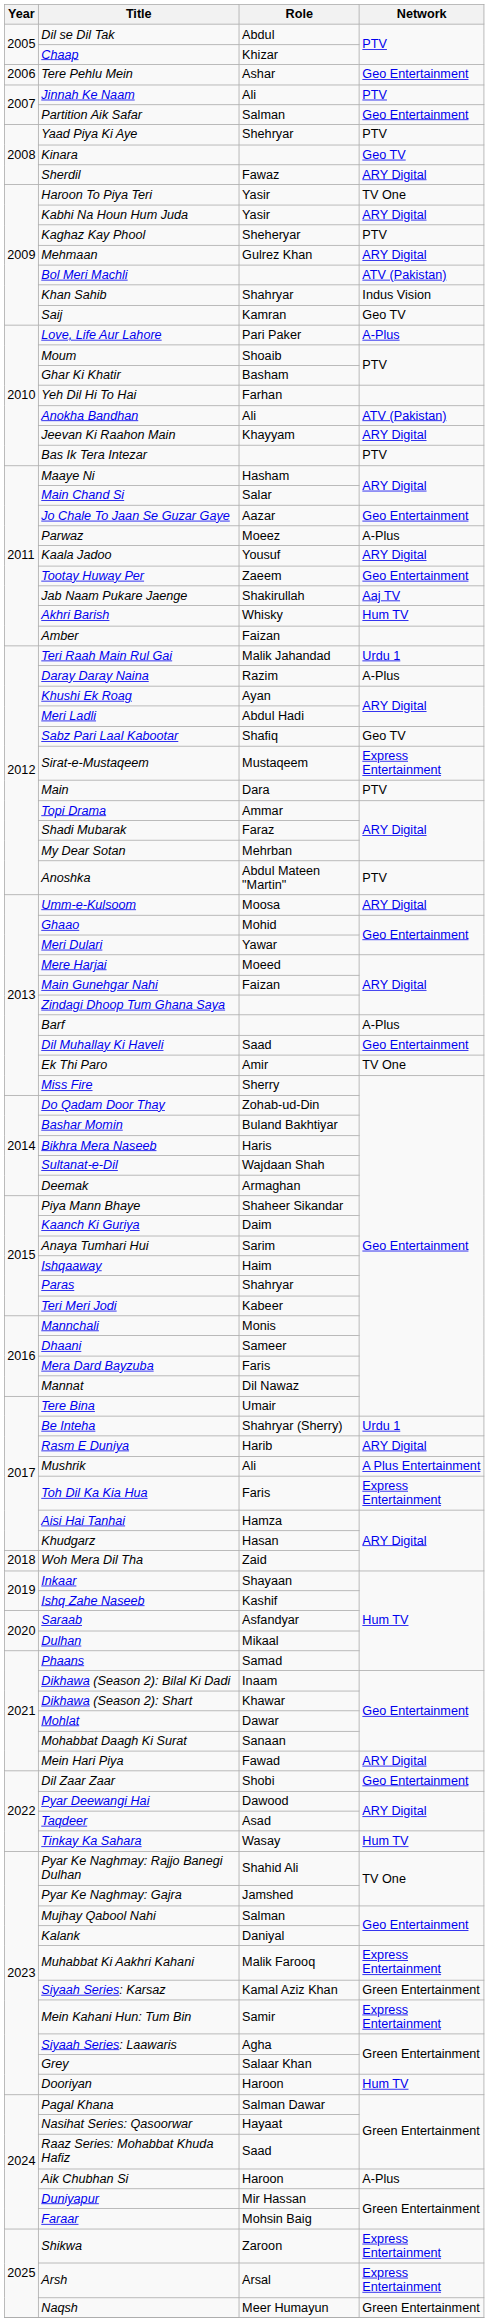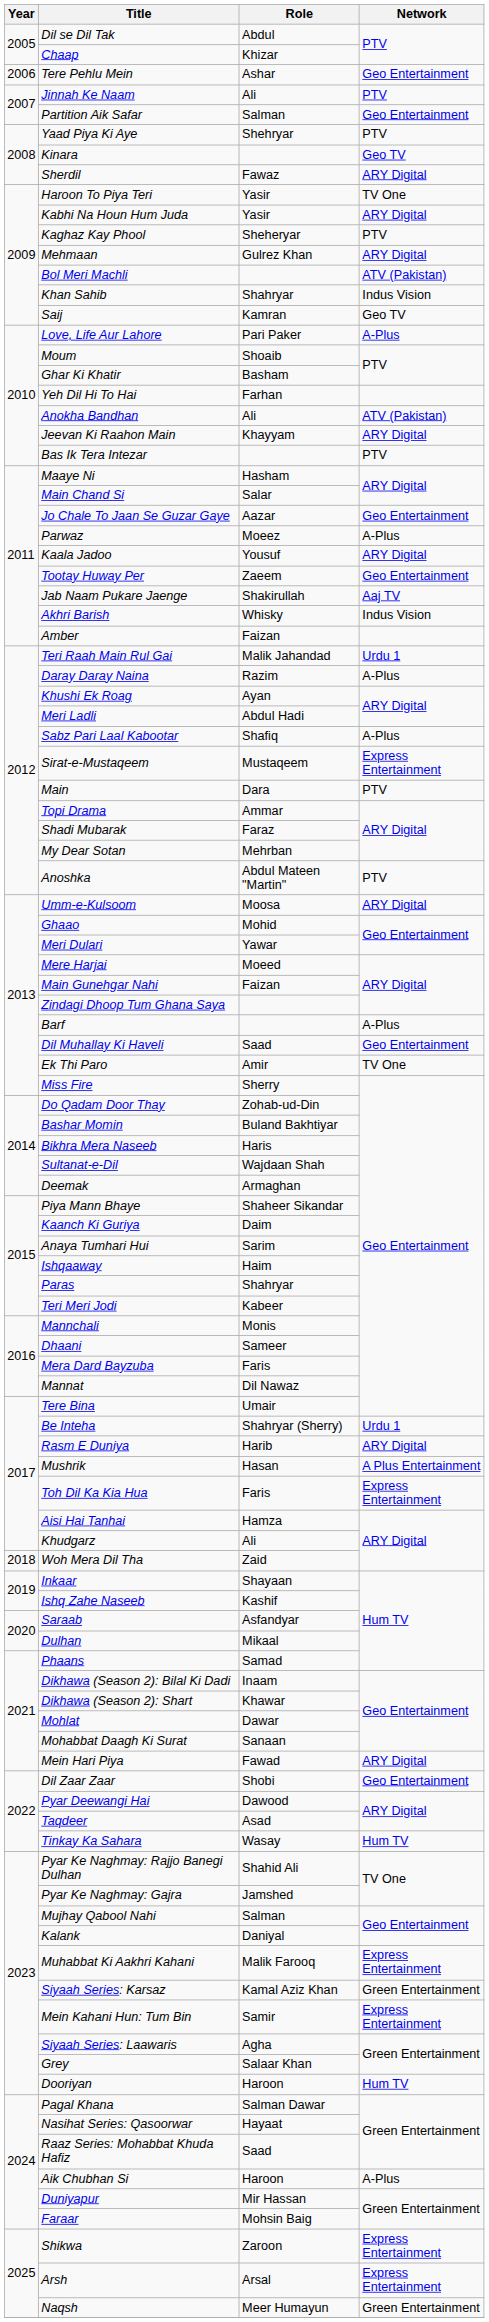(385, 615) Hum TV -> (397, 615) Indus Vision
(384, 736) Geo TV -> (381, 736) A-Plus
(249, 1466) Ali -> (260, 1466) Hasan
(260, 1540) Hasan -> (249, 1540) Ali
